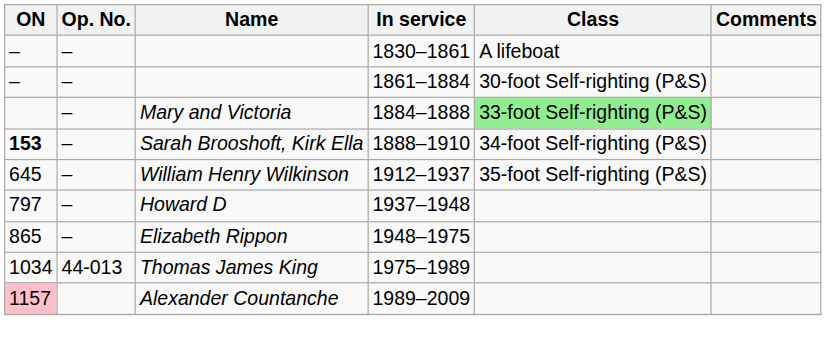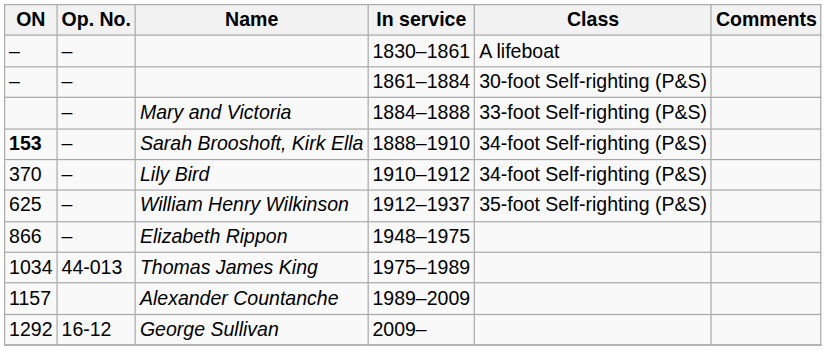(593, 112) lightgreen background -> (593, 112) no background
+ row: (175, 174)
(25, 174) 645 -> (25, 205) 625
- row: (183, 205)
(25, 236) 865 -> (25, 236) 866
(30, 298) pink background -> (30, 298) no background
+ row: (209, 329)
